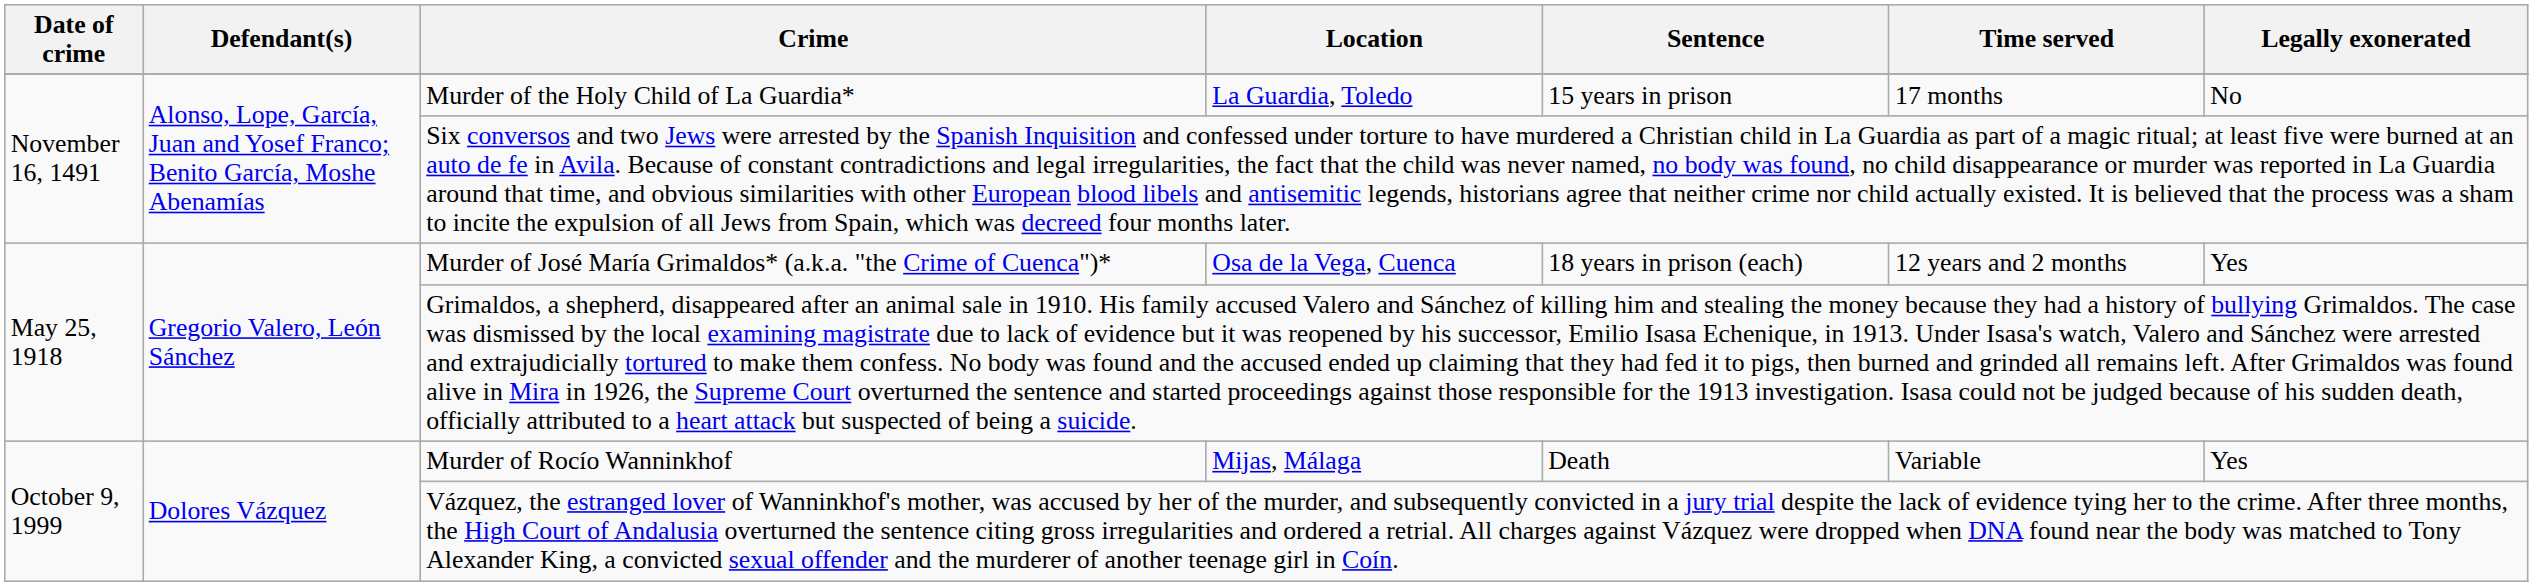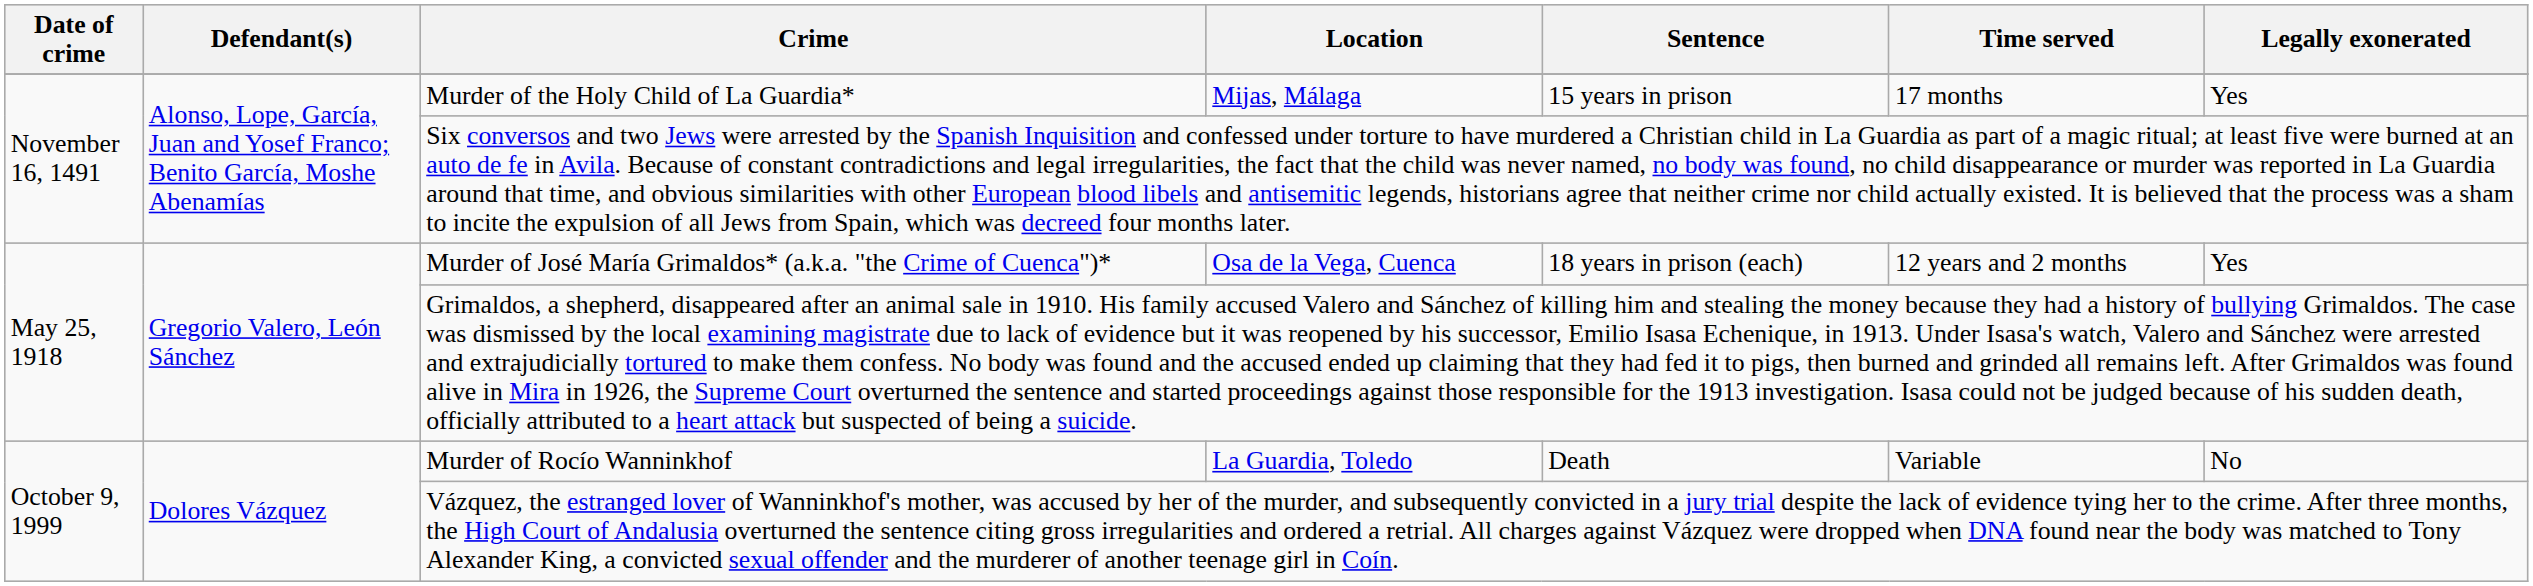(1312, 94) La Guardia, Toledo -> (1287, 94) Mijas, Málaga
(2226, 94) No -> (2229, 94) Yes
(1287, 461) Mijas, Málaga -> (1312, 461) La Guardia, Toledo
(2229, 461) Yes -> (2226, 461) No
